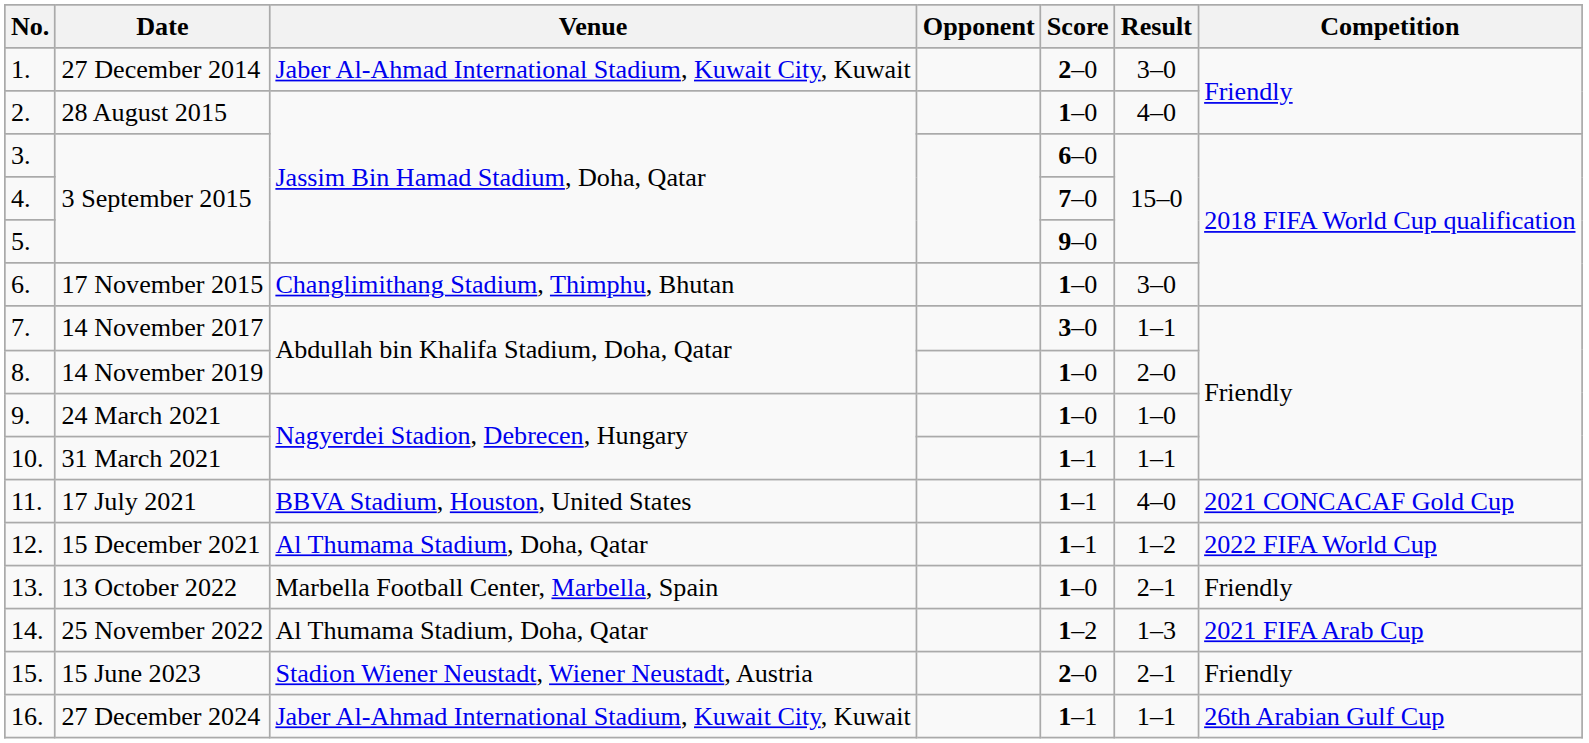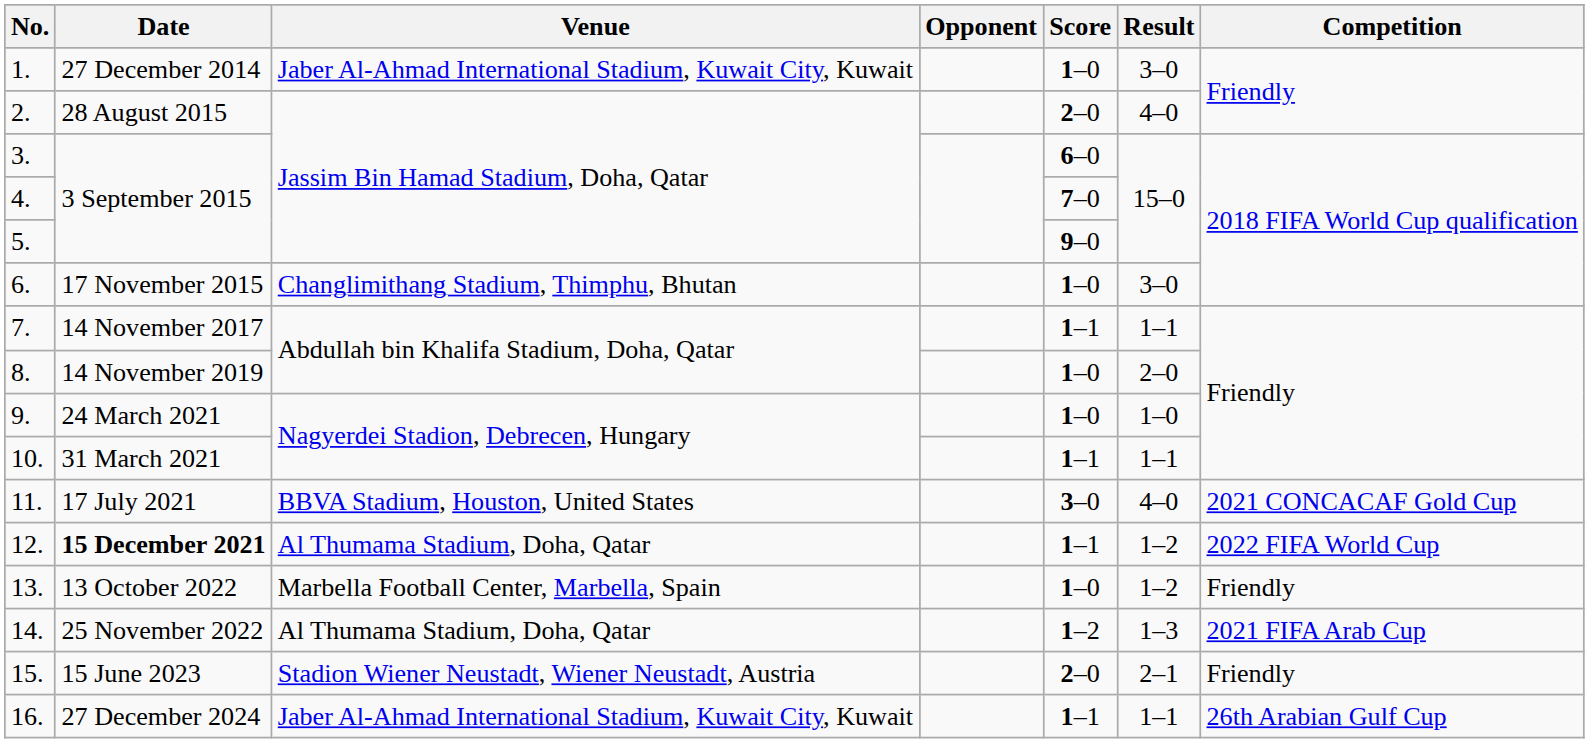(1078, 69) 2–0 -> (1080, 69) 1–0
(1078, 112) 1–0 -> (1080, 112) 2–0
(1078, 327) 3–0 -> (1080, 327) 1–1
(1078, 500) 1–1 -> (1080, 500) 3–0
(161, 543) normal -> (164, 543) bold
(1156, 586) 2–1 -> (1159, 586) 1–2
